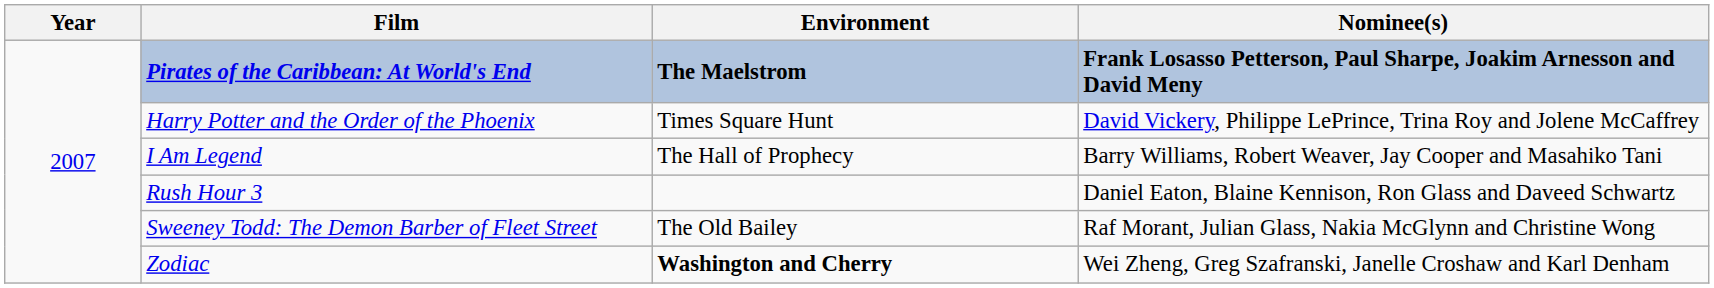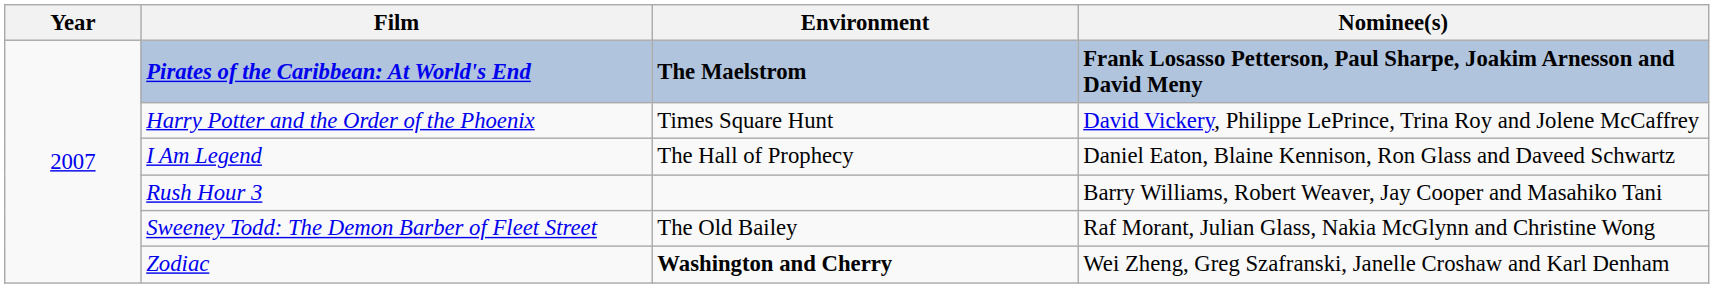(1373, 156) Barry Williams, Robert Weaver, Jay Cooper and Masahiko Tani -> (1379, 156) Daniel Eaton, Blaine Kennison, Ron Glass and Daveed Schwartz
(1379, 192) Daniel Eaton, Blaine Kennison, Ron Glass and Daveed Schwartz -> (1373, 192) Barry Williams, Robert Weaver, Jay Cooper and Masahiko Tani
